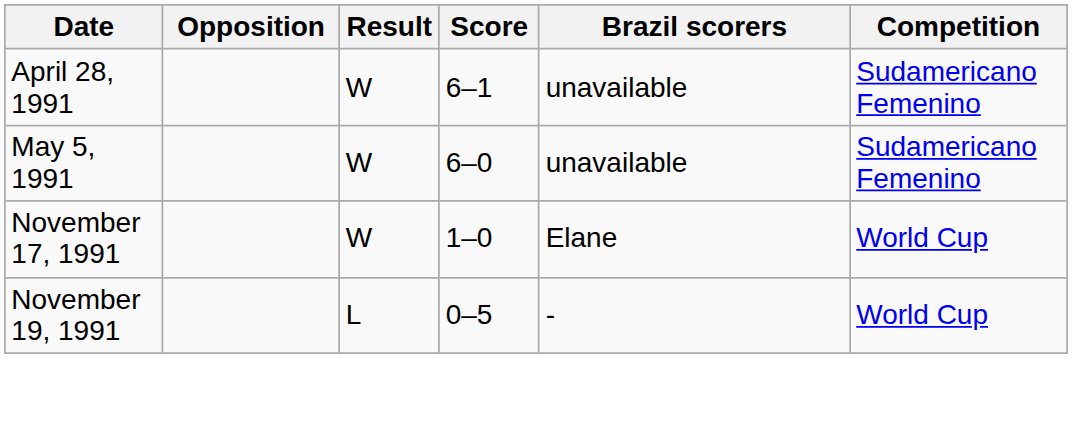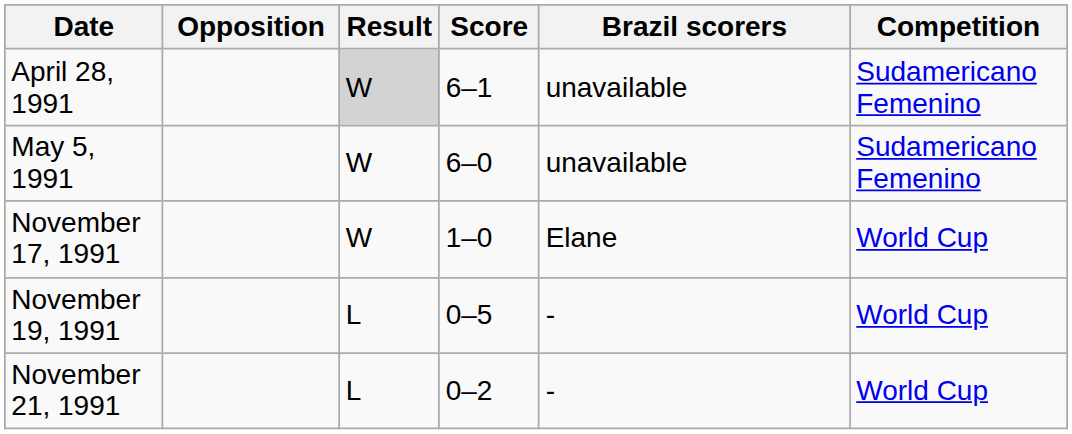(359, 86) no background -> (359, 86) lightgrey background
+ row: (76, 390)
